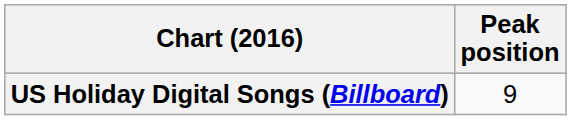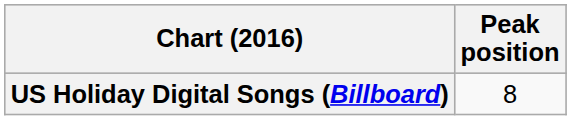(510, 93) 9 -> (510, 93) 8
